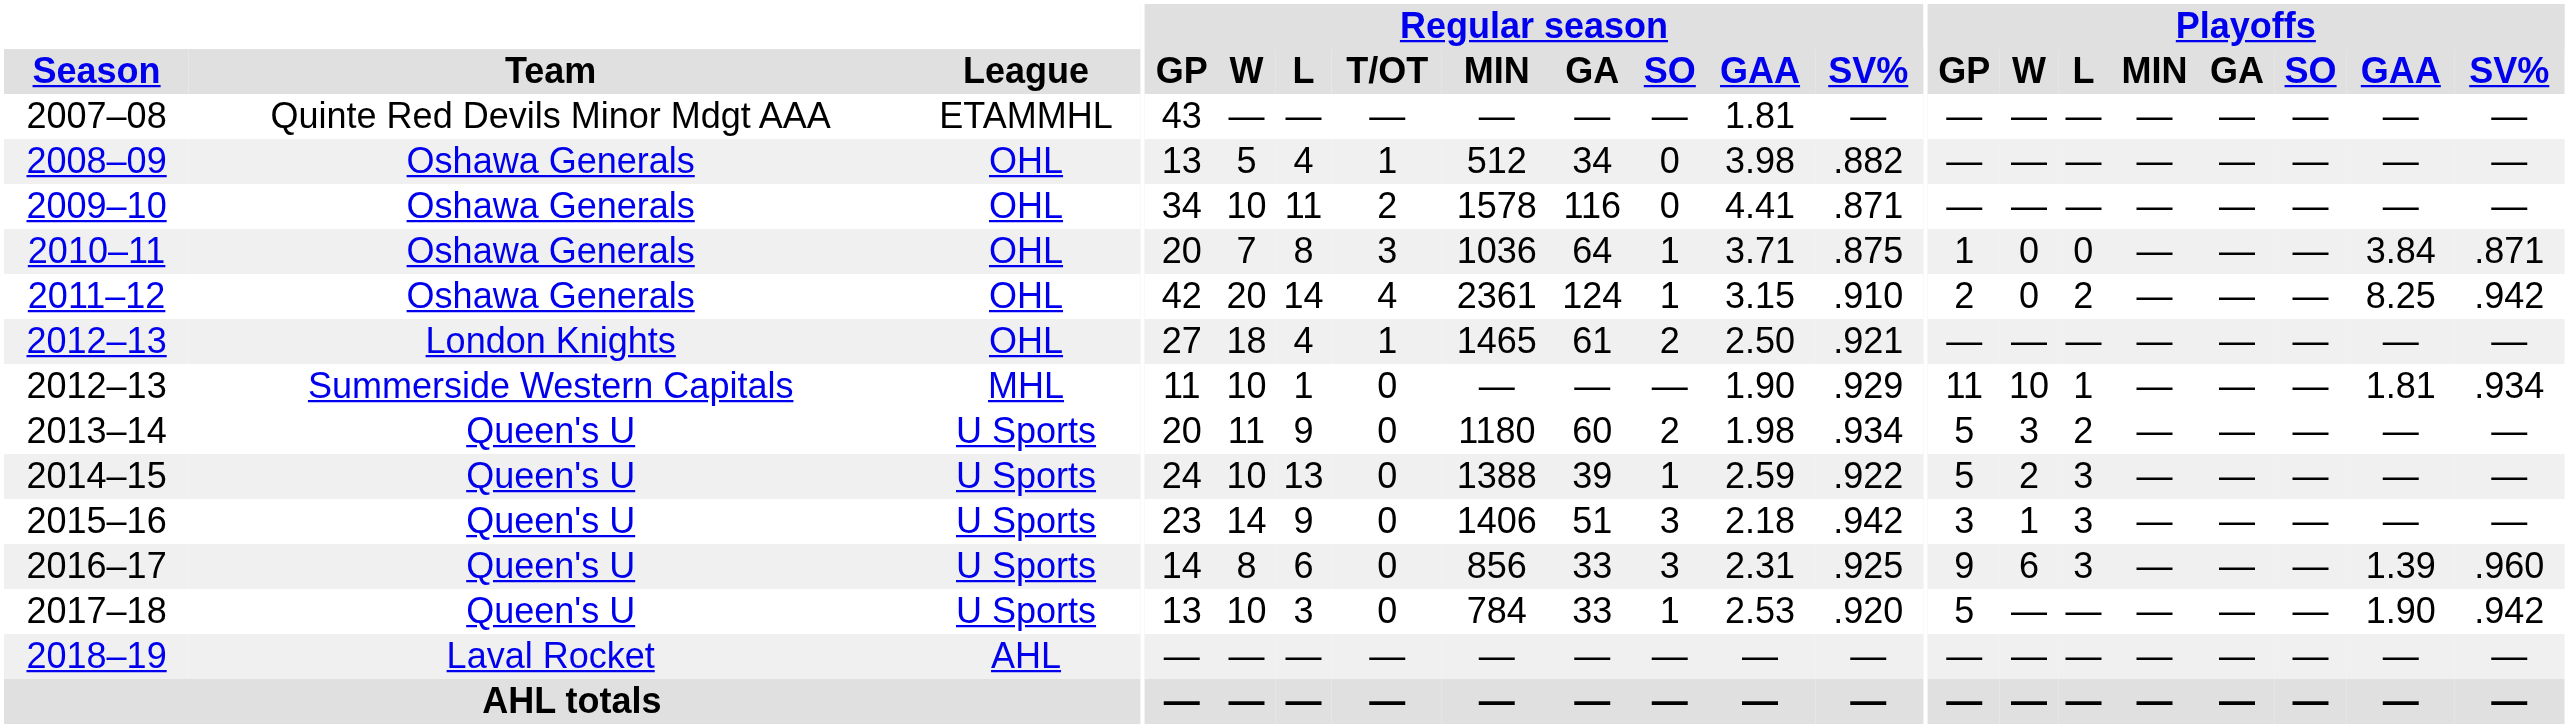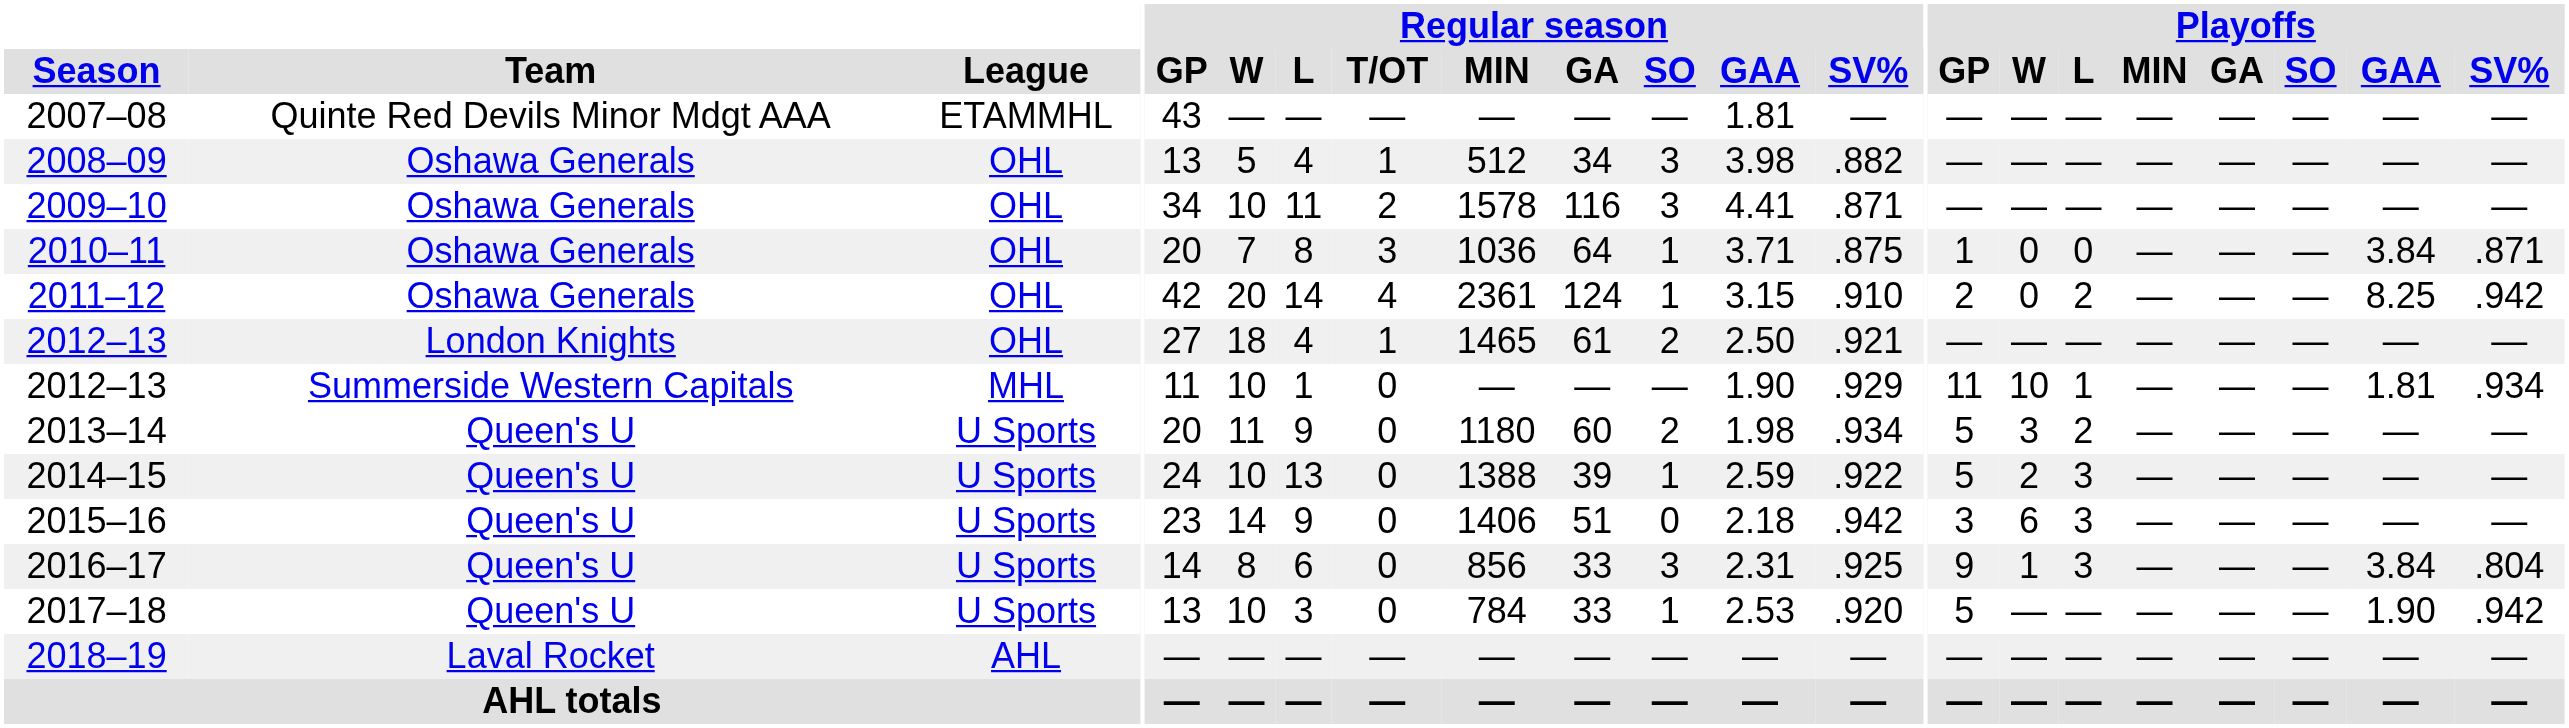(1670, 160) 0 -> (1670, 160) 3
(1670, 205) 0 -> (1670, 205) 3
(1670, 520) 3 -> (1670, 520) 0
(2029, 520) 1 -> (2029, 520) 6
(2029, 565) 6 -> (2029, 565) 1
(2401, 565) 1.39 -> (2401, 565) 3.84
(2509, 565) .960 -> (2509, 565) .804
